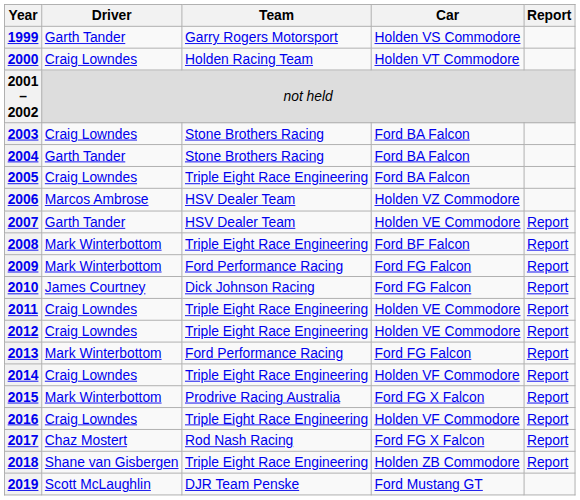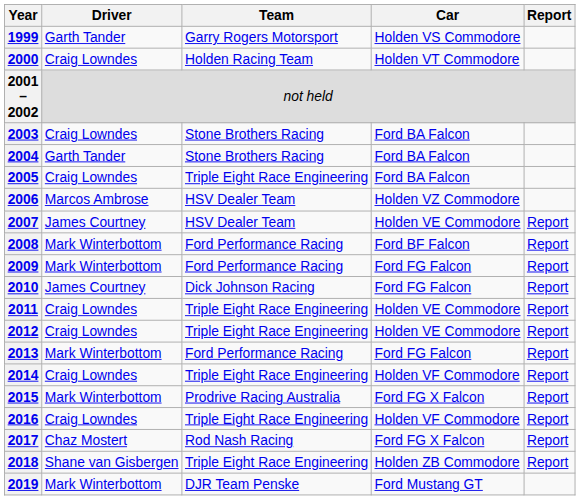(85, 222) Garth Tander -> (95, 222) James Courtney
(277, 244) Triple Eight Race Engineering -> (264, 244) Ford Performance Racing
(98, 484) Scott McLaughlin -> (103, 484) Mark Winterbottom
